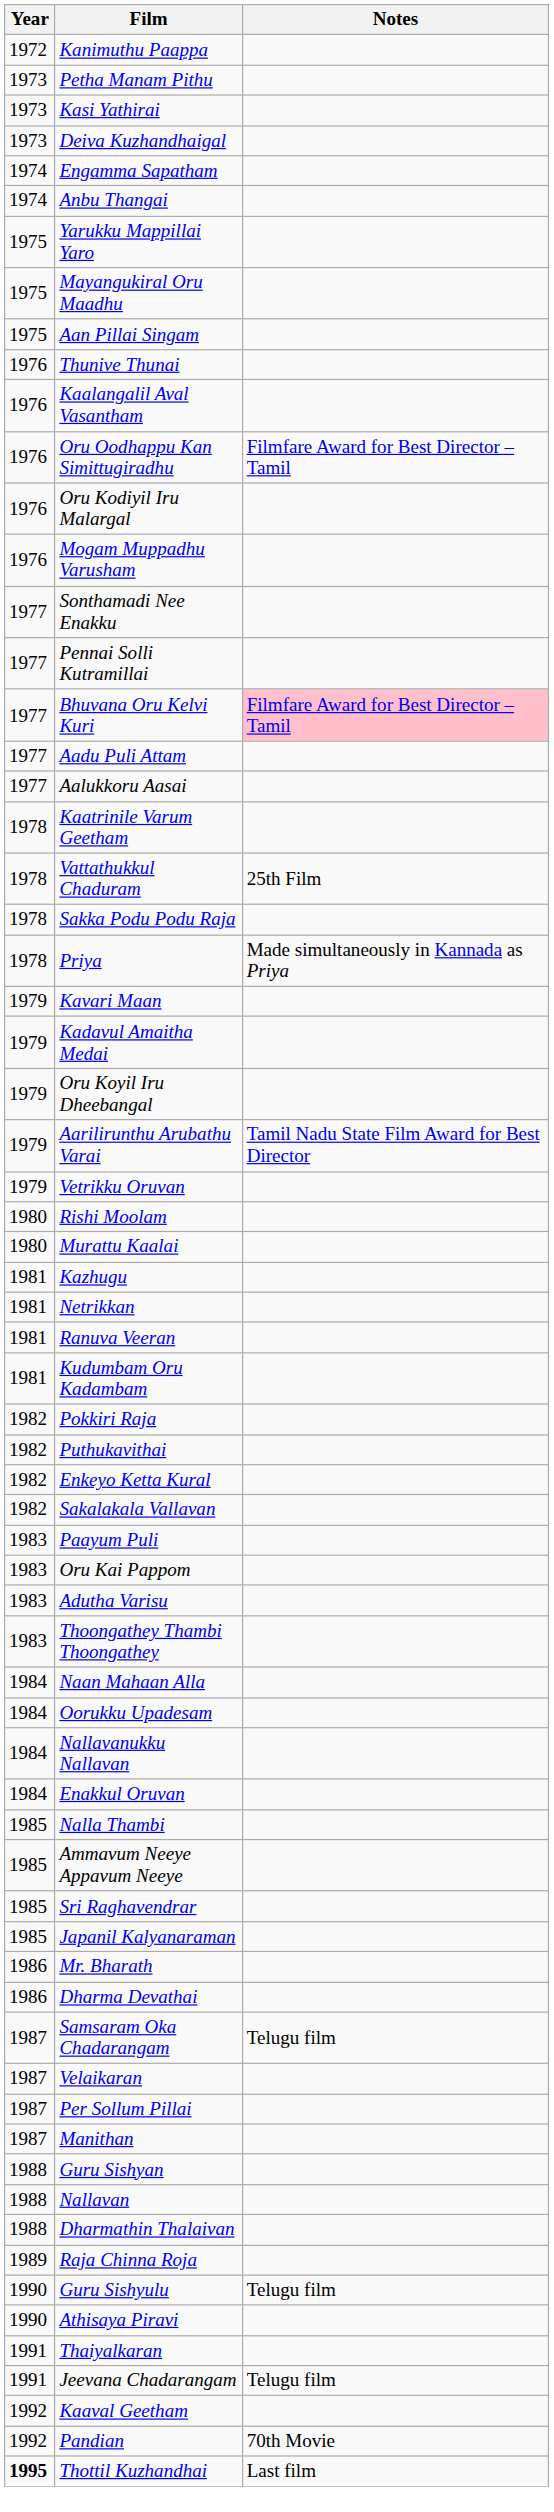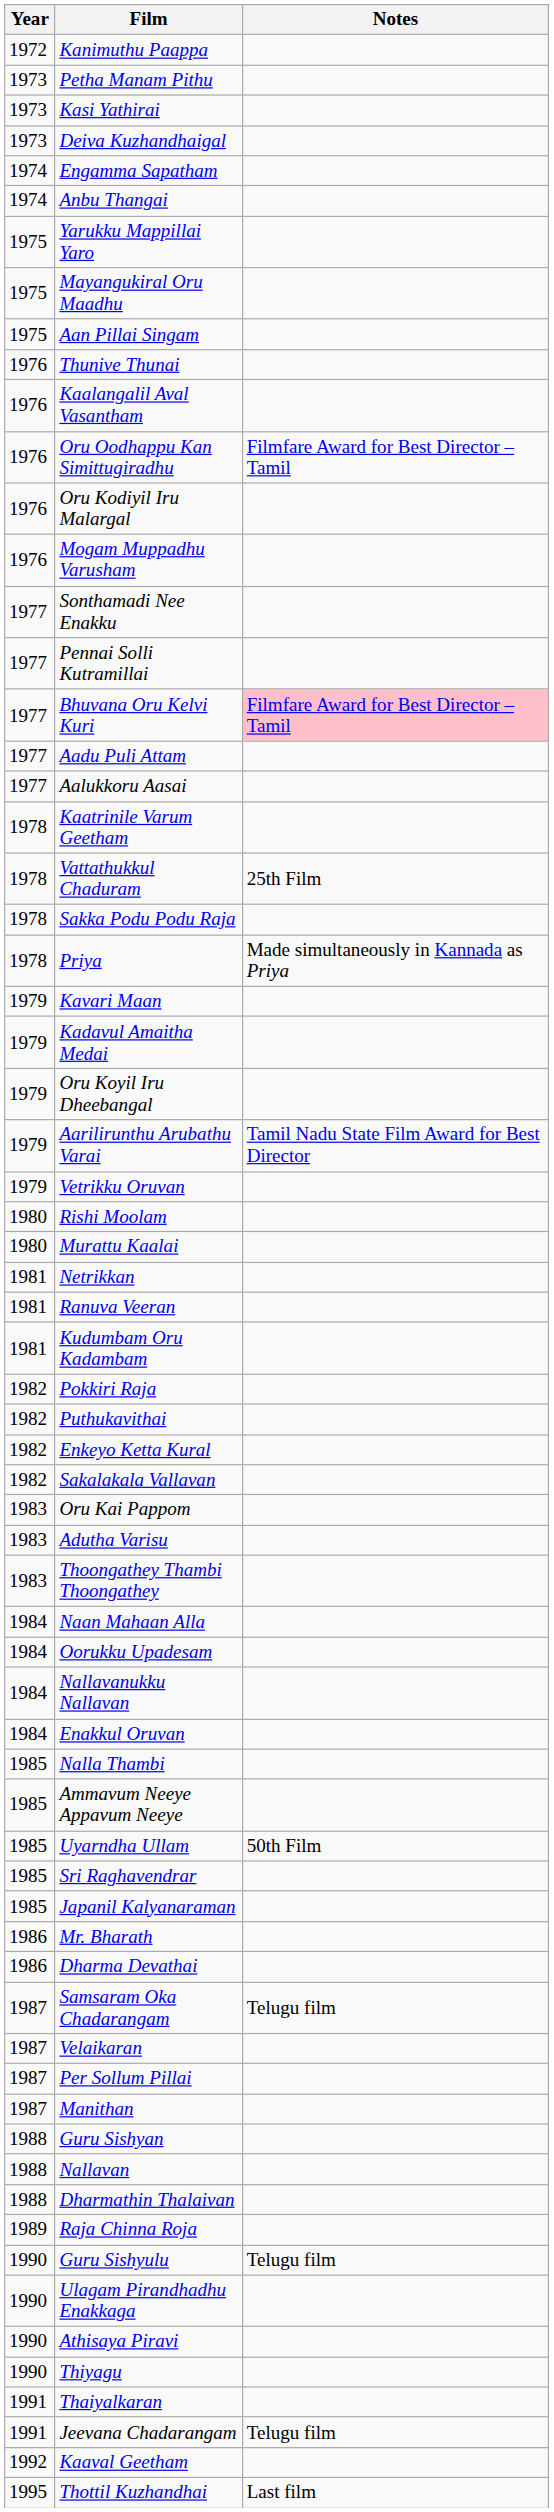- row: (93, 1276)
- row: (109, 1539)
+ row: (124, 1845)
+ row: (143, 2300)
+ row: (91, 2371)
- row: (92, 2440)
(28, 2471) bold -> (28, 2492) normal
